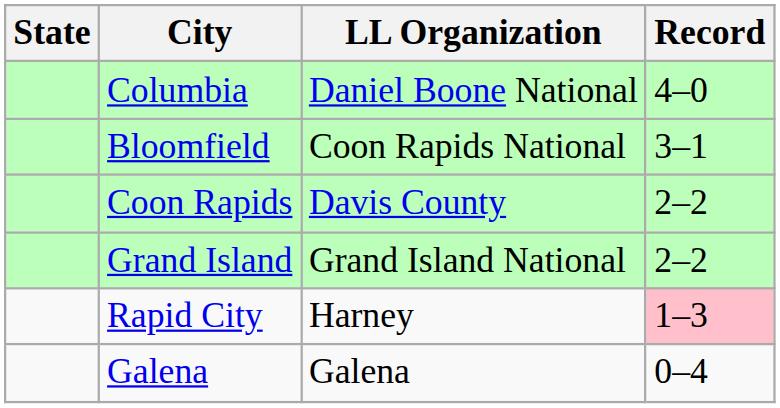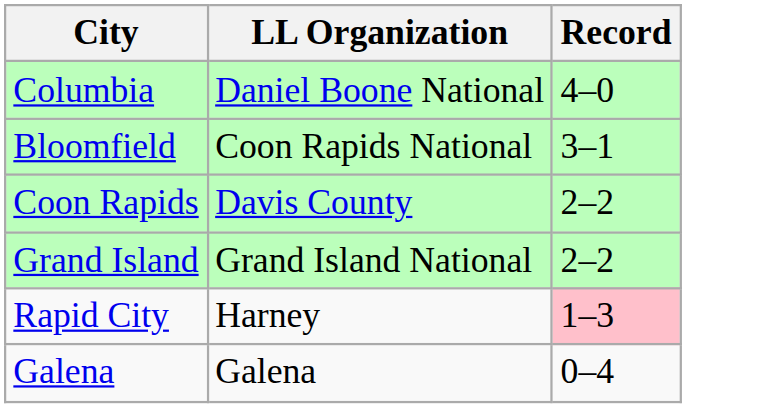- column: (52, 32)
